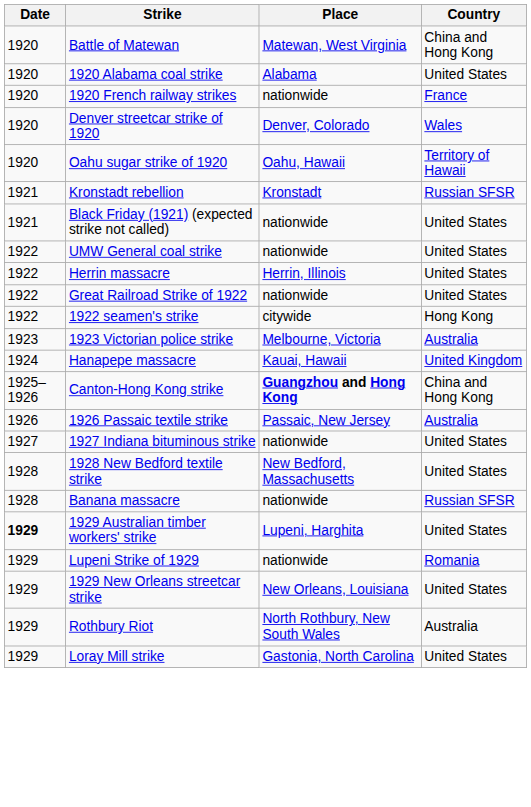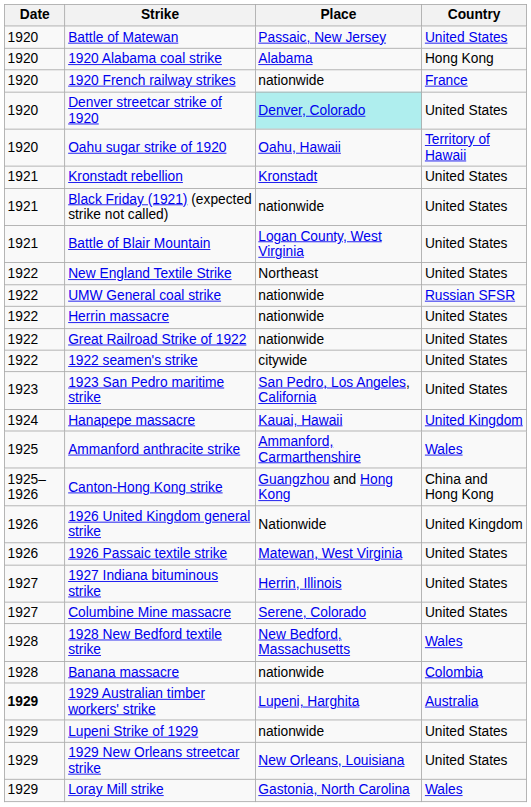(334, 44) Matewan, West Virginia -> (322, 37) Passaic, New Jersey
(459, 44) China and Hong Kong -> (466, 37) United States
(466, 74) United States -> (459, 59) Hong Kong
(316, 125) no background -> (312, 110) paleturquoise background
(443, 125) Wales -> (466, 110) United States
(469, 192) Russian SFSR -> (466, 177) United States
+ row: (139, 244)
+ row: (150, 273)
(466, 251) United States -> (470, 295) Russian SFSR
(304, 273) Herrin, Illinois -> (291, 317) nationwide
(459, 317) Hong Kong -> (466, 361) United States
+ row: (146, 390)
- row: (151, 339)
+ row: (154, 449)
(334, 390) bold -> (326, 487) normal
+ row: (159, 524)
(326, 420) Passaic, New Jersey -> (330, 553) Matewan, West Virginia
(451, 420) Australia -> (466, 553) United States
(295, 441) nationwide -> (300, 583) Herrin, Illinois
+ row: (150, 613)
(466, 471) United States -> (444, 642) Wales
(469, 501) Russian SFSR -> (454, 672) Colombia
(466, 530) United States -> (452, 701) Australia
(452, 560) Romania -> (466, 731) United States
- row: (111, 627)
(466, 656) United States -> (444, 790) Wales
